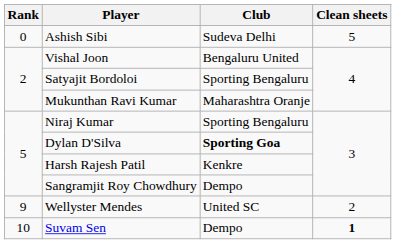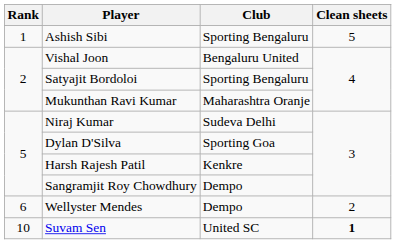(23, 36) 0 -> (23, 36) 1
(239, 36) Sudeva Delhi -> (256, 36) Sporting Bengaluru
(256, 121) Sporting Bengaluru -> (239, 121) Sudeva Delhi
(242, 143) bold -> (239, 143) normal
(23, 206) 9 -> (23, 206) 6
(231, 206) United SC -> (223, 206) Dempo
(223, 228) Dempo -> (231, 228) United SC
